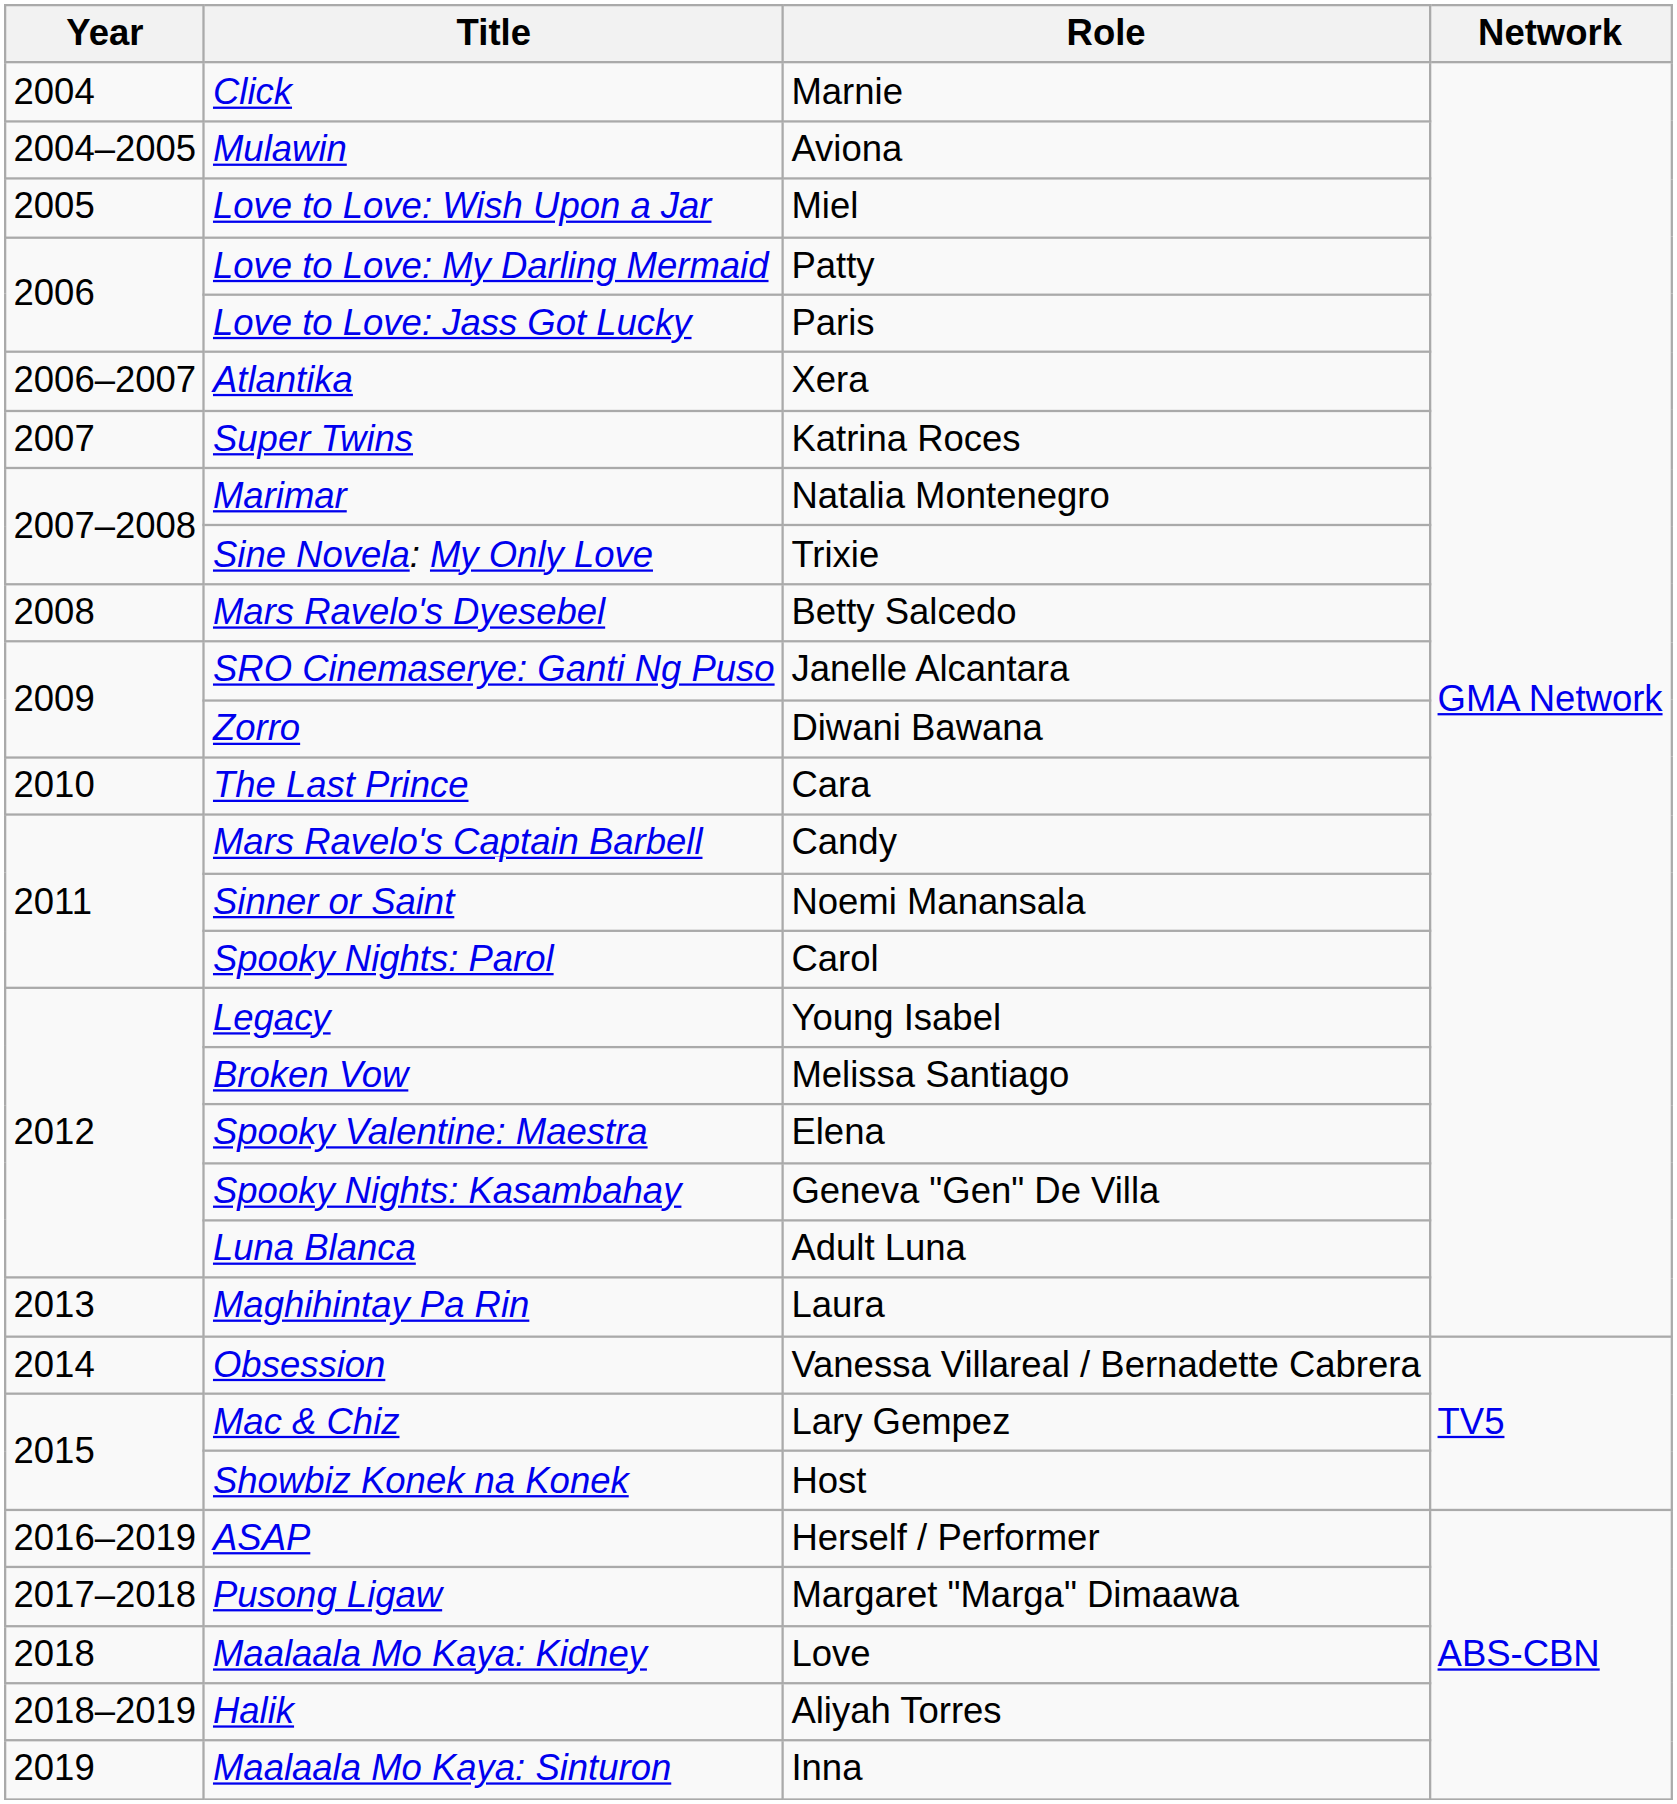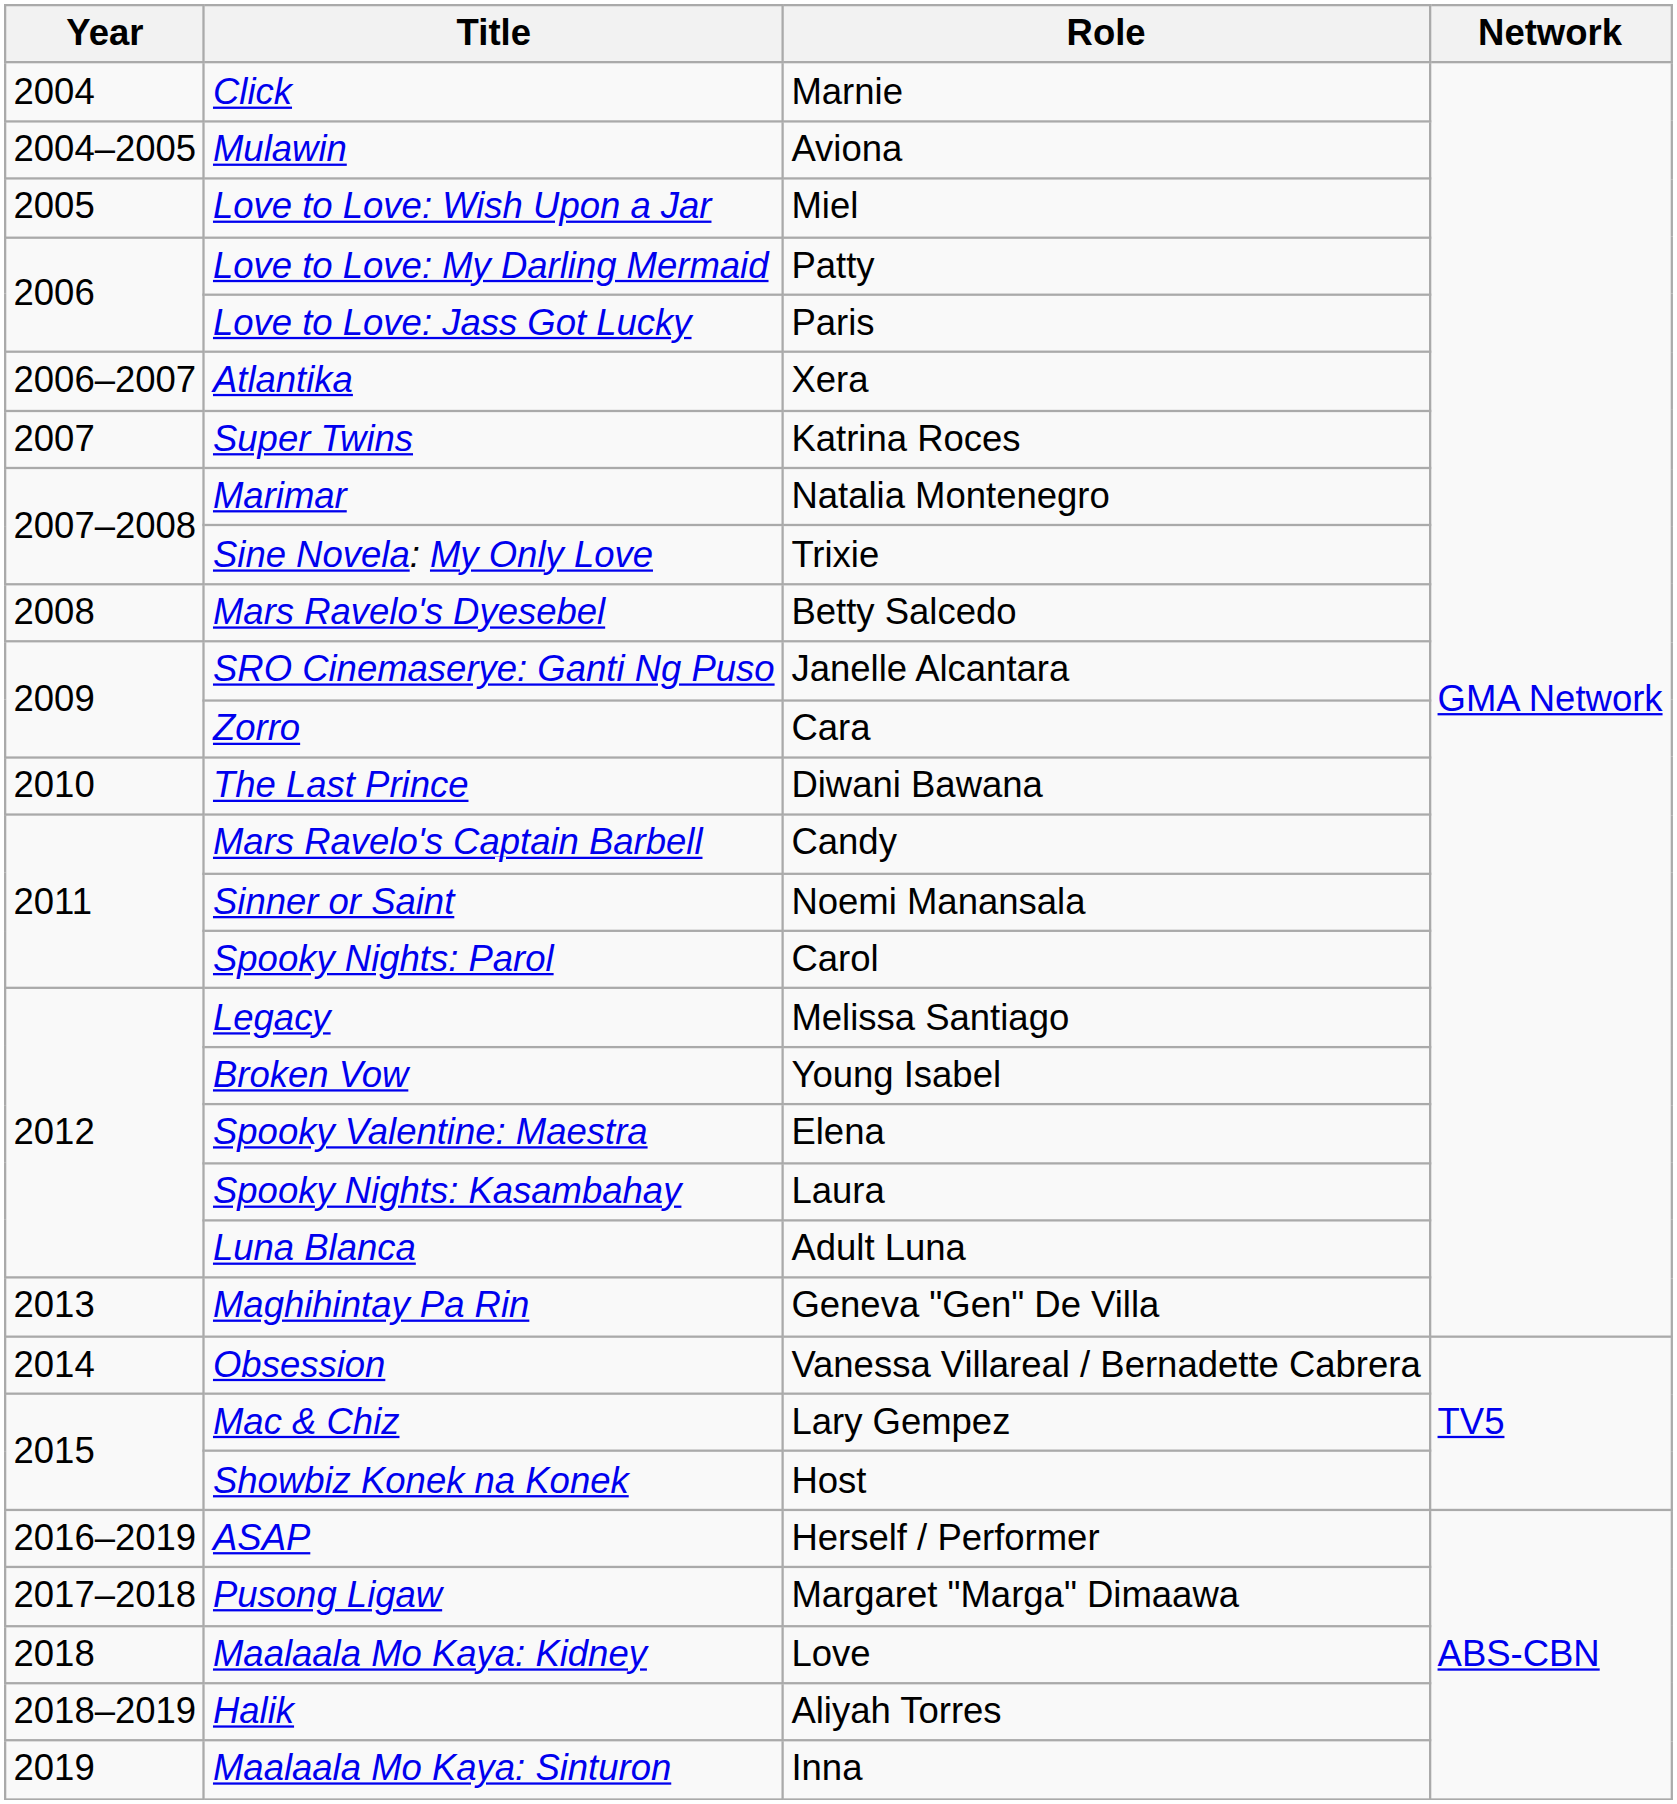(917, 727) Diwani Bawana -> (831, 727) Cara
(831, 785) Cara -> (917, 785) Diwani Bawana
(896, 1016) Young Isabel -> (930, 1016) Melissa Santiago
(930, 1074) Melissa Santiago -> (896, 1074) Young Isabel
(975, 1190) Geneva "Gen" De Villa -> (838, 1190) Laura
(838, 1306) Laura -> (975, 1306) Geneva "Gen" De Villa
